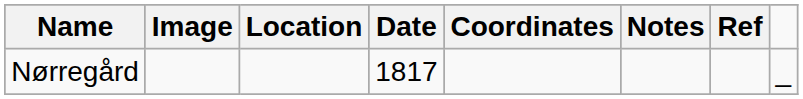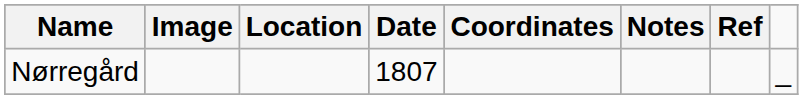(406, 71) 1817 -> (406, 71) 1807
